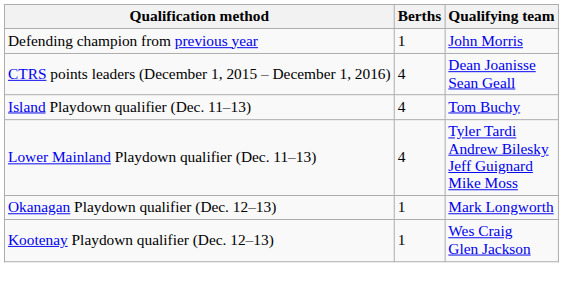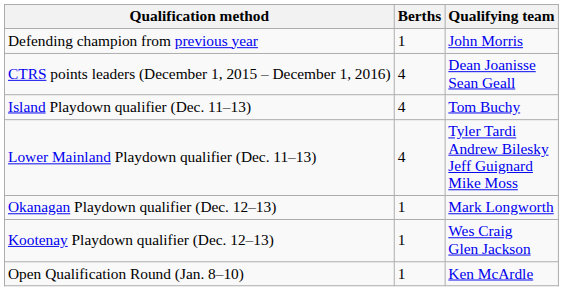+ row: (126, 273)
